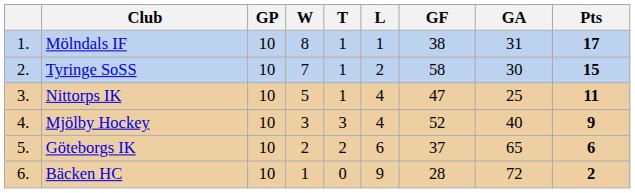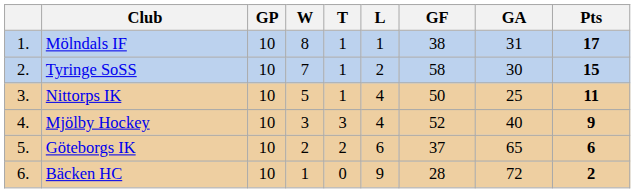(437, 95) 47 -> (437, 95) 50
